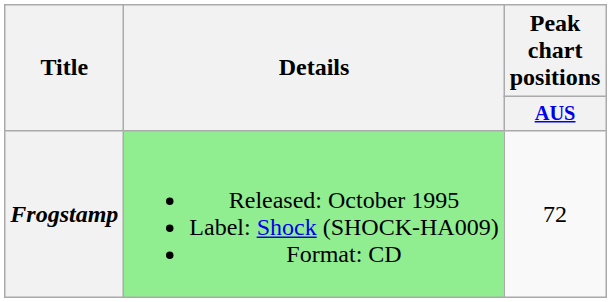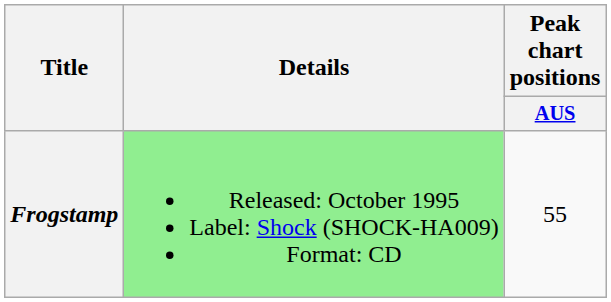(555, 213) 72 -> (555, 213) 55
